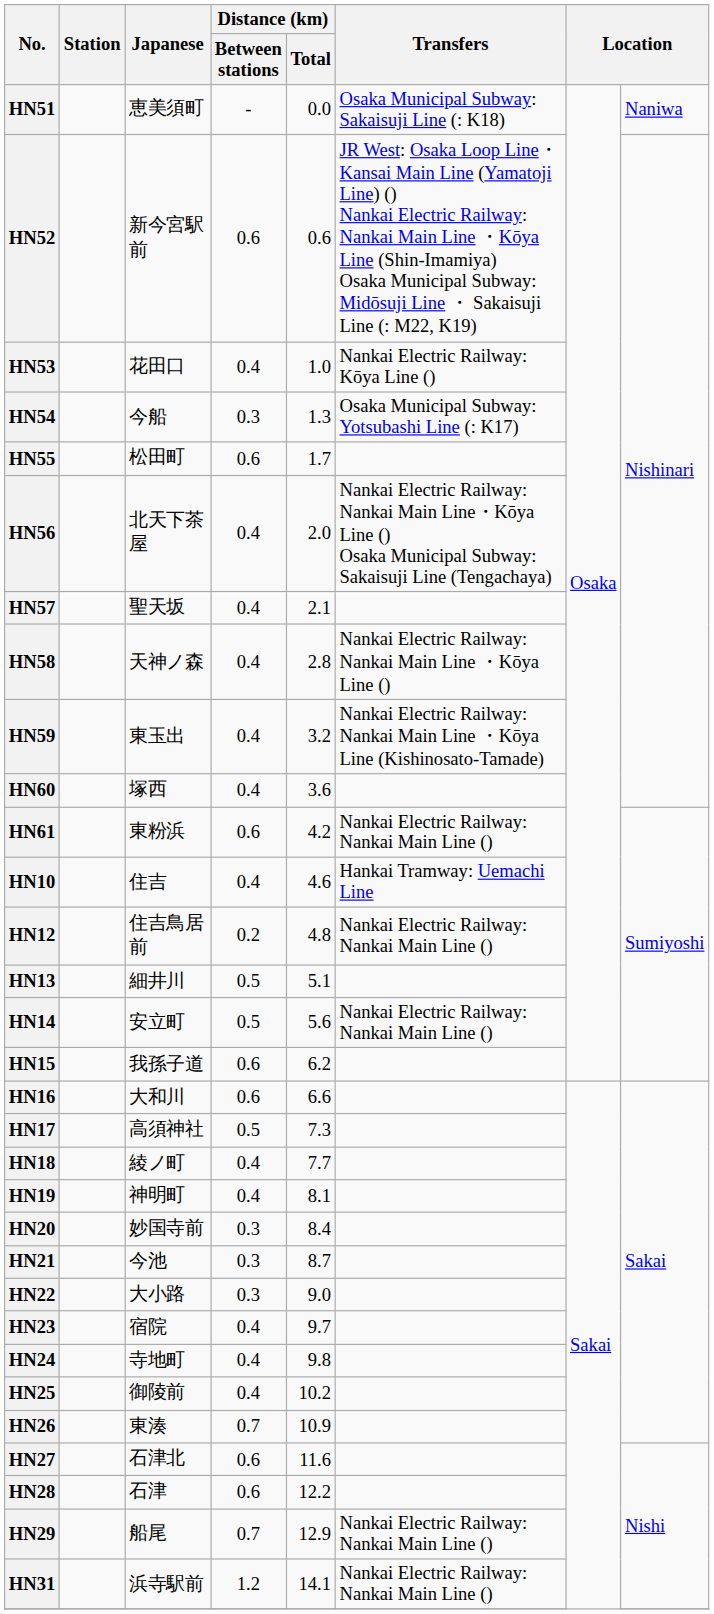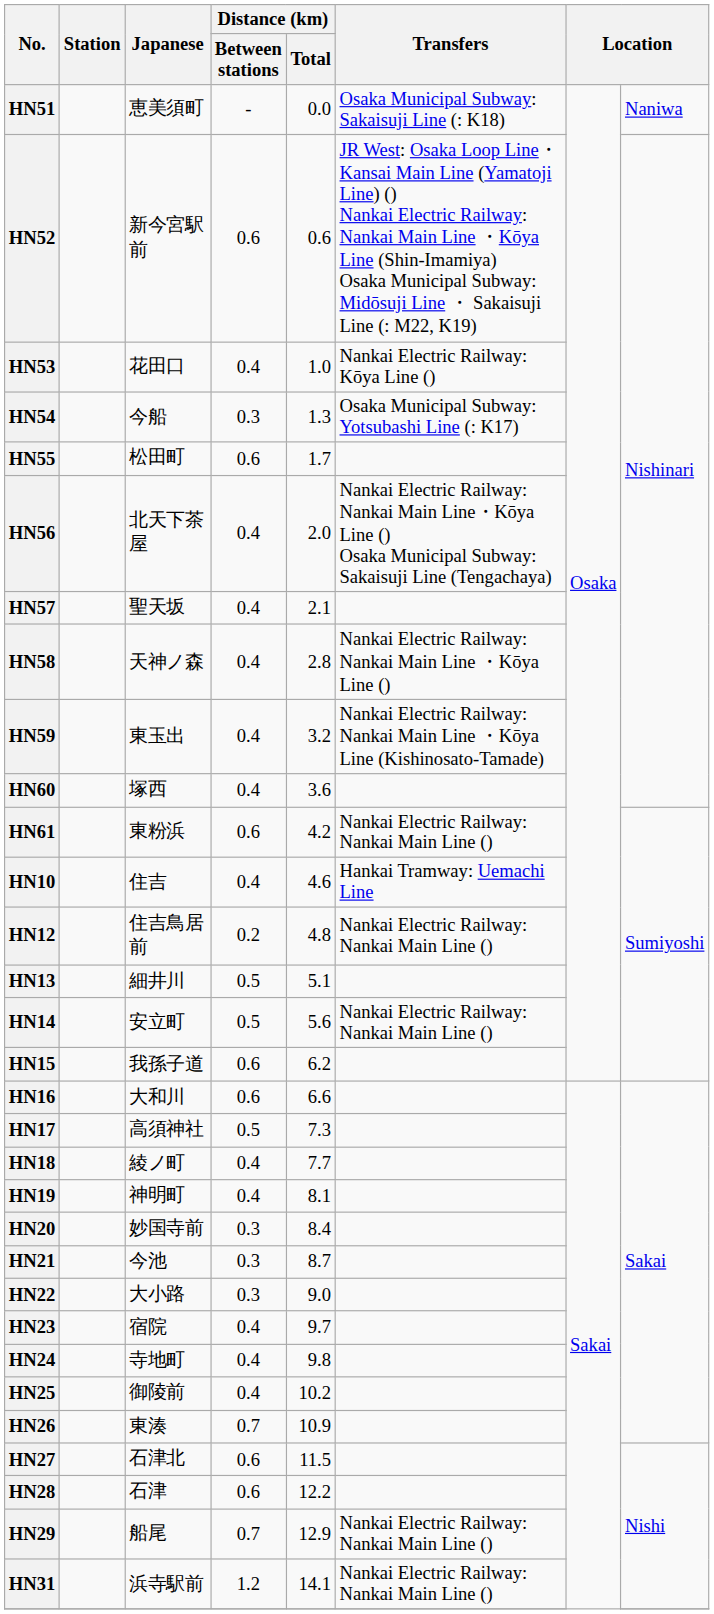(315, 1459) 11.6 -> (315, 1459) 11.5
